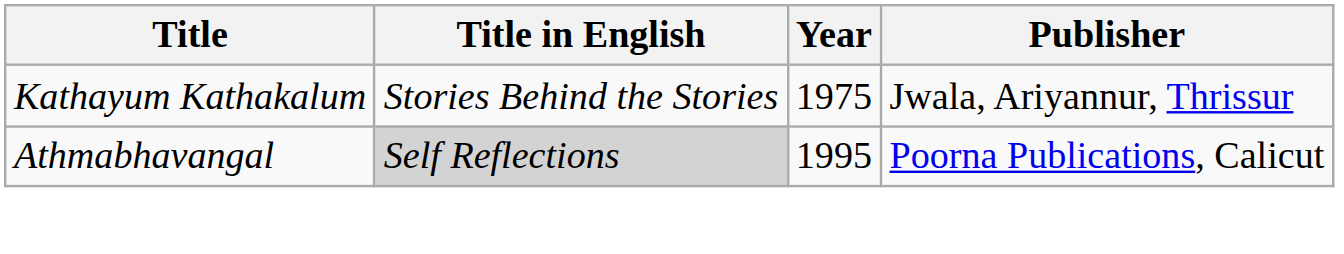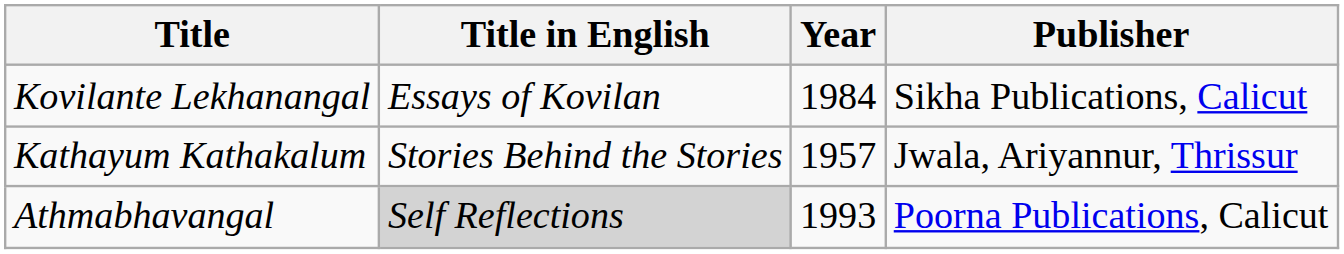+ row: (192, 95)
(834, 95) 1975 -> (838, 155) 1957
(834, 155) 1995 -> (838, 215) 1993
